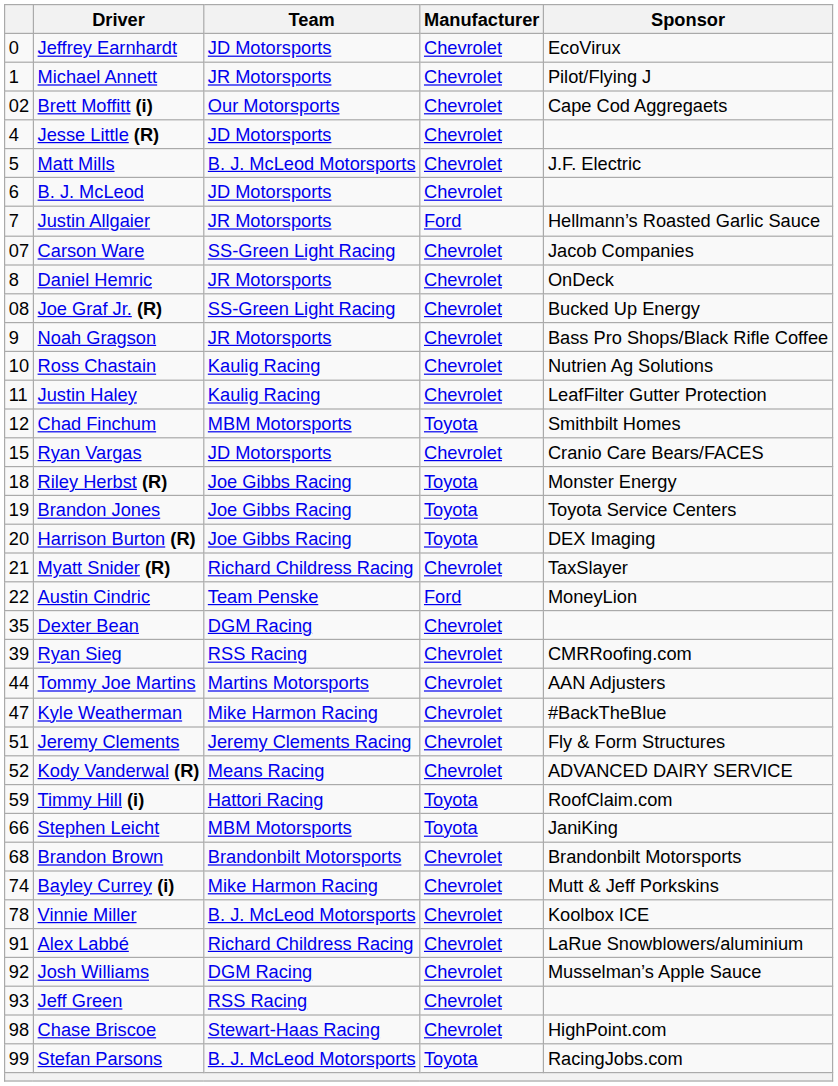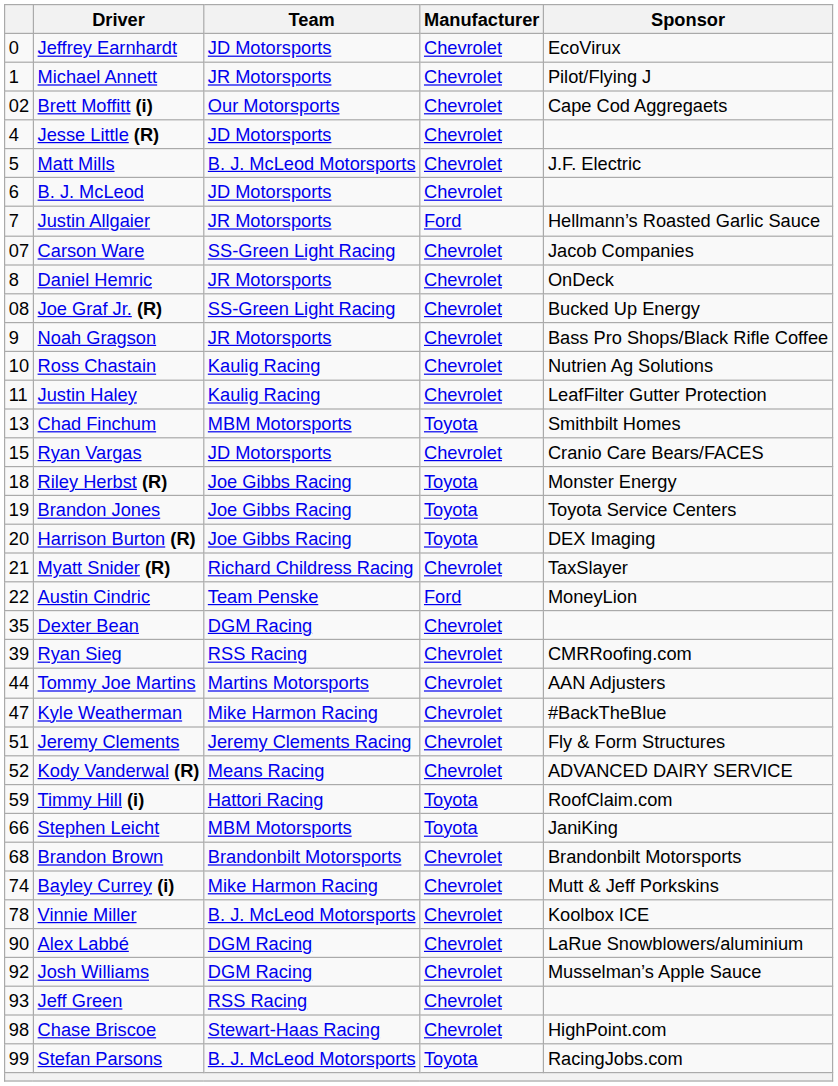(19, 423) 12 -> (19, 423) 13
(19, 943) 91 -> (19, 943) 90
(311, 943) Richard Childress Racing -> (260, 943) DGM Racing
